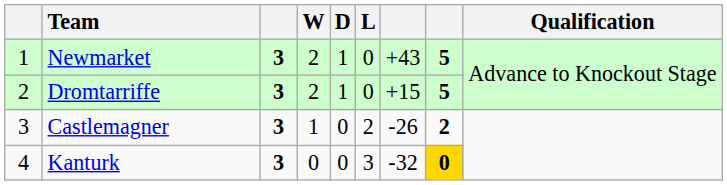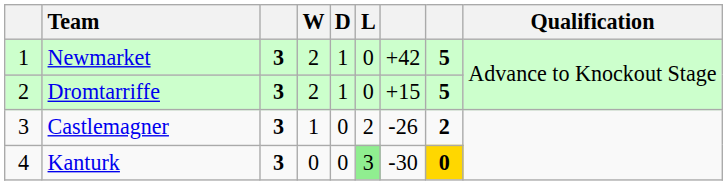(403, 57) +43 -> (403, 57) +42
(368, 162) no background -> (368, 162) lightgreen background
(403, 162) -32 -> (403, 162) -30
